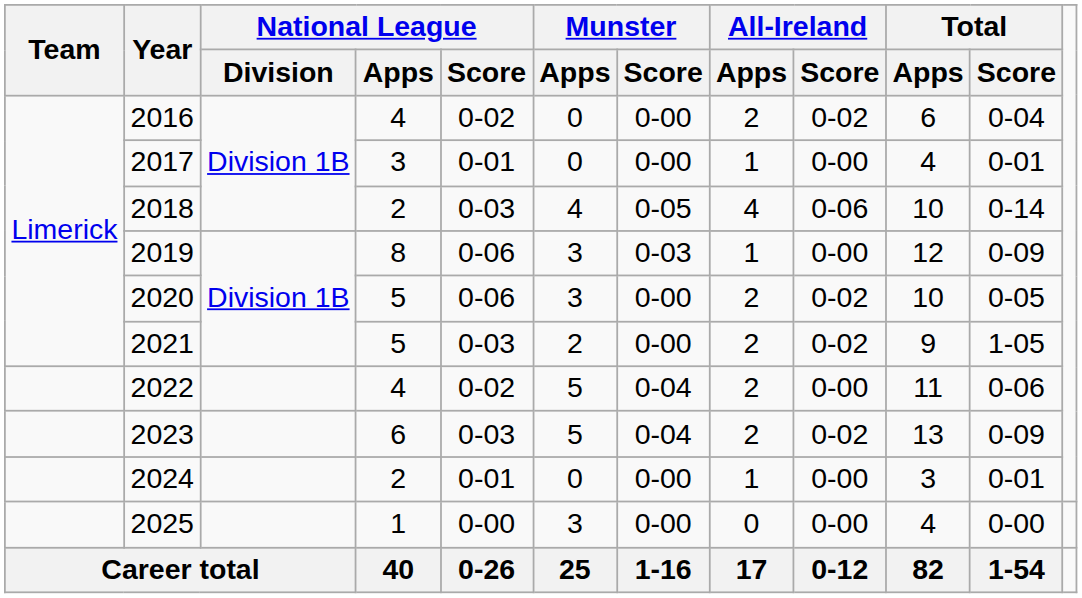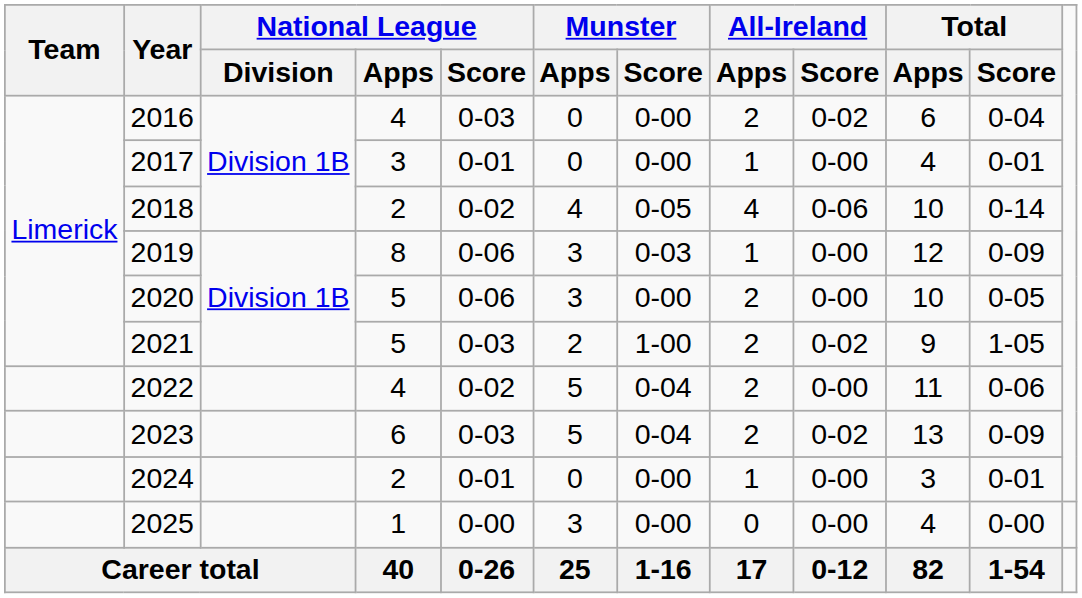(487, 117) 0-02 -> (487, 117) 0-03
(487, 207) 0-03 -> (487, 207) 0-02
(840, 298) 0-02 -> (840, 298) 0-00
(663, 343) 0-00 -> (663, 343) 1-00
